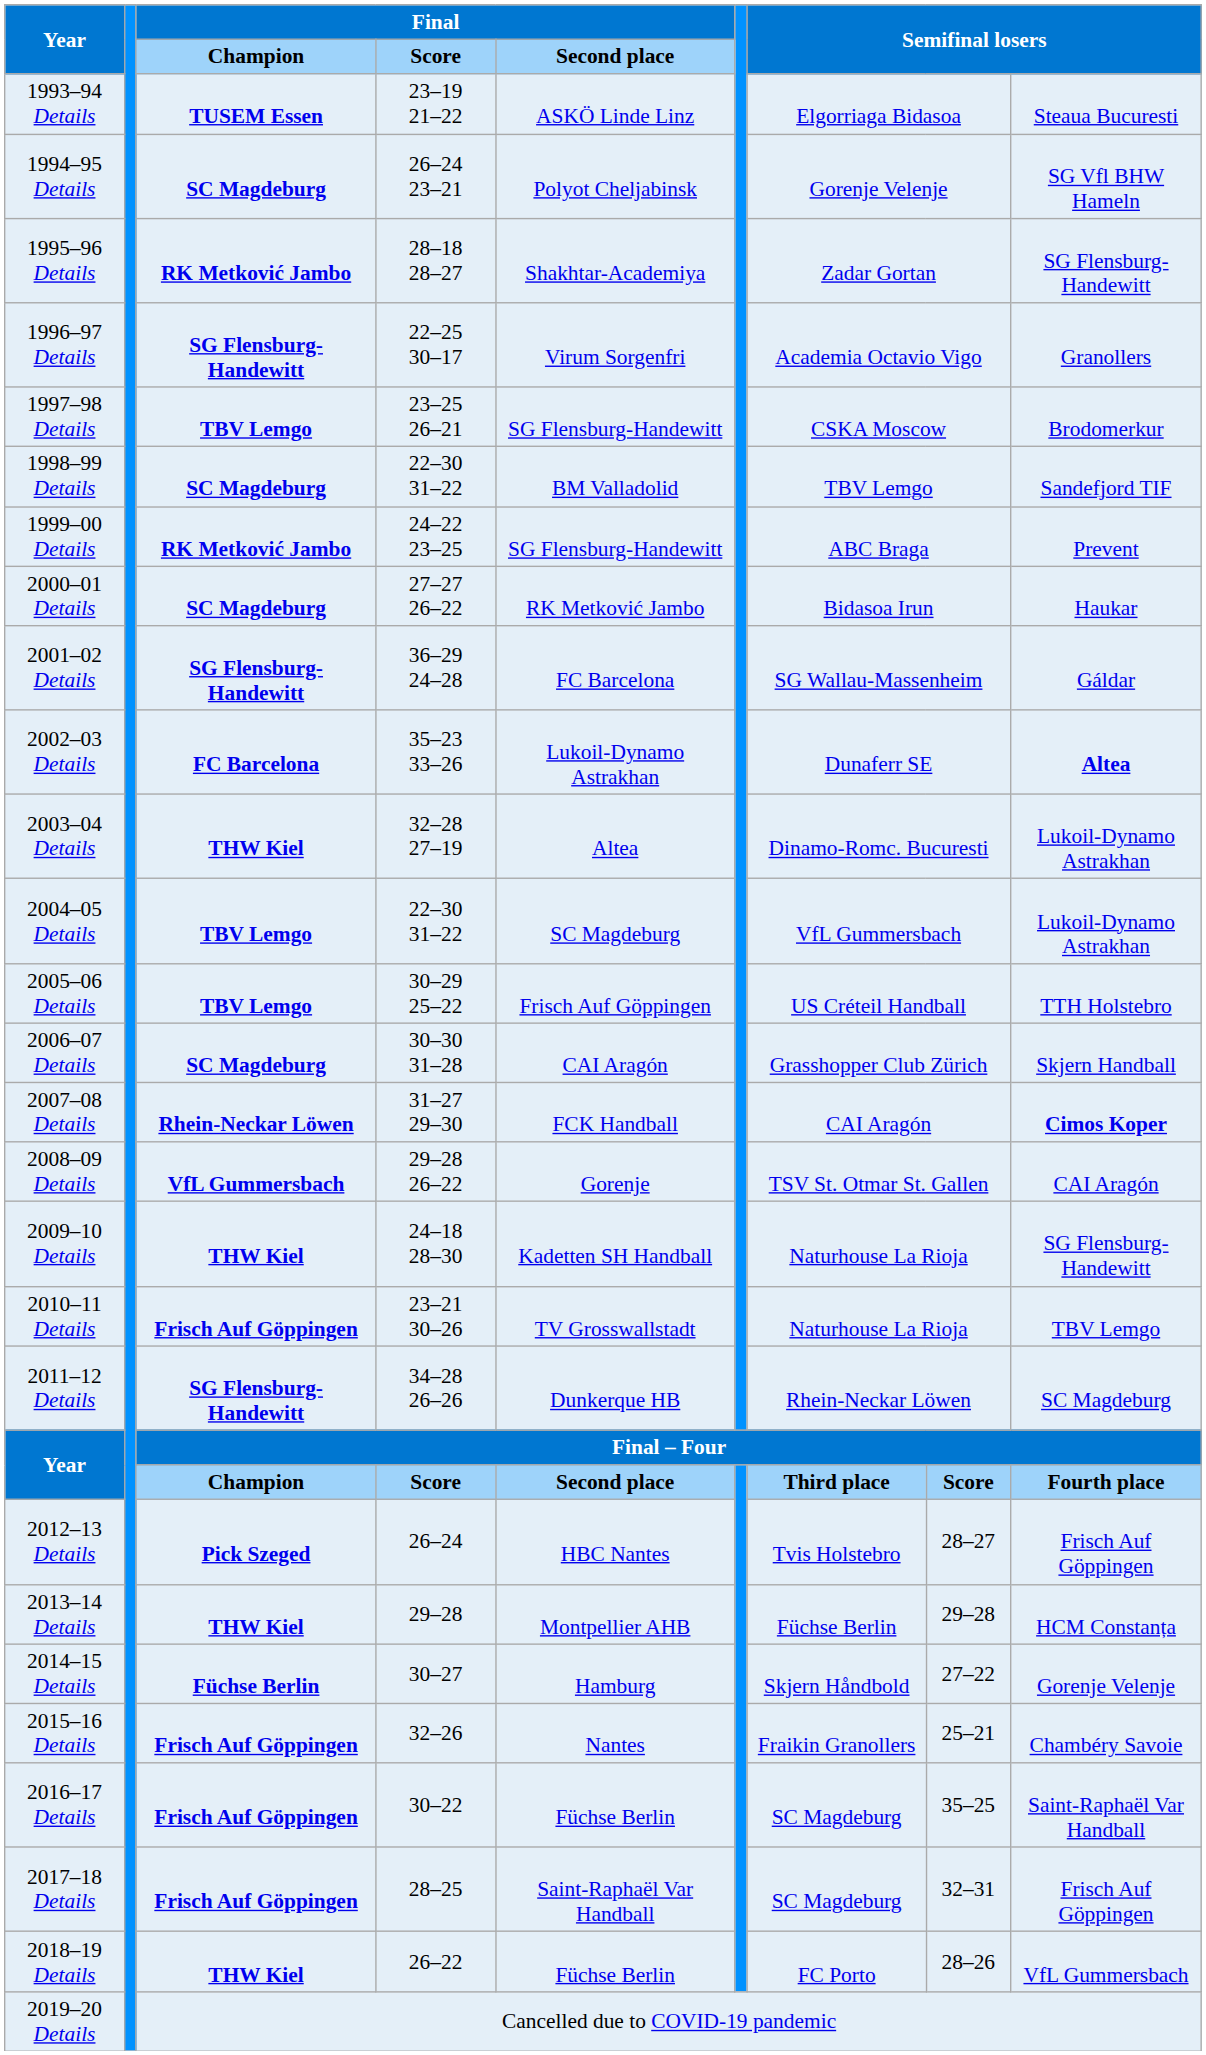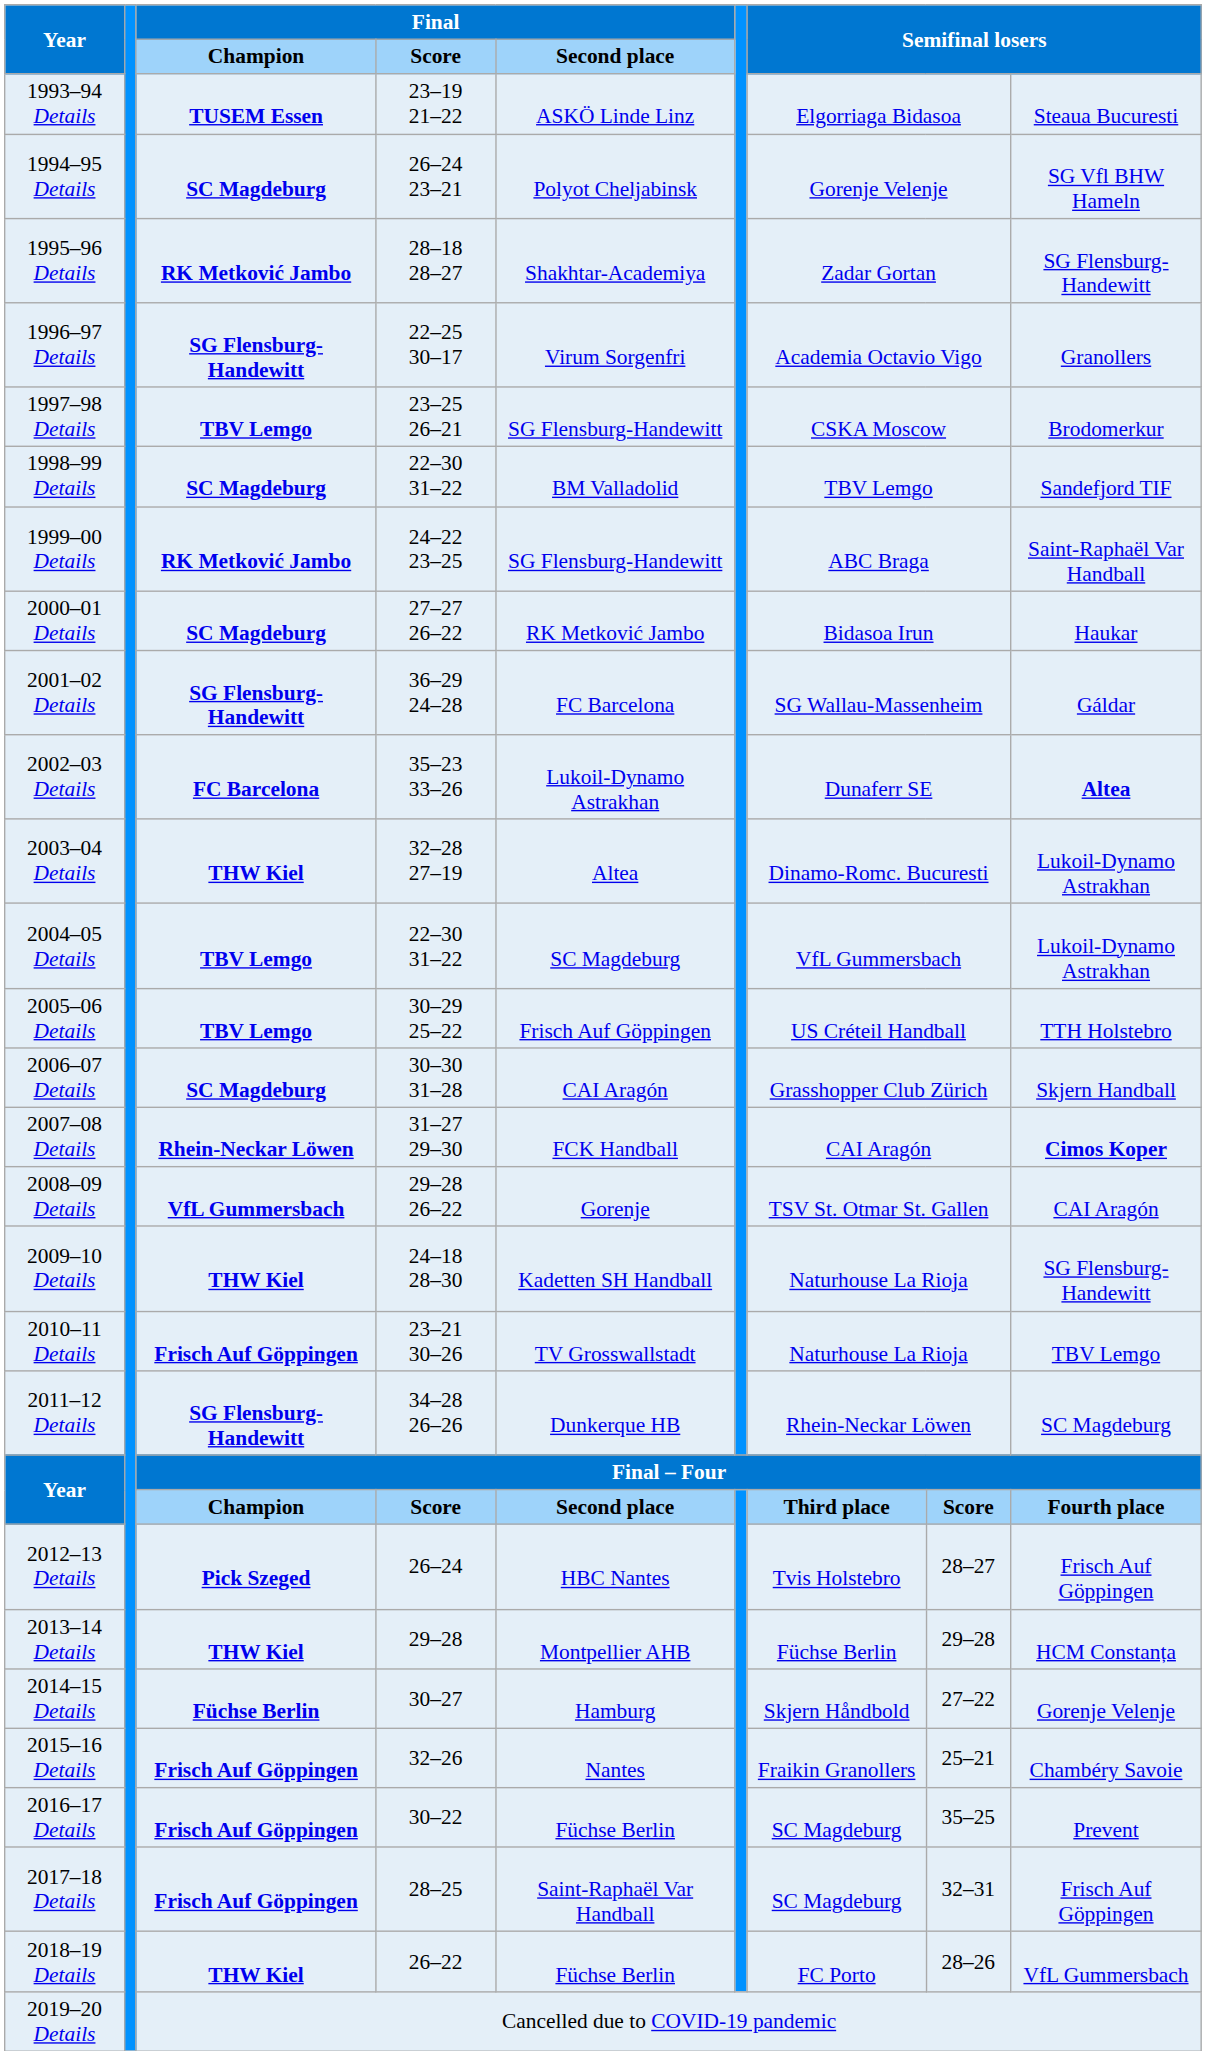(1106, 547) Prevent -> (1106, 560) Saint-Raphaël Var Handball
(1106, 1816) Saint-Raphaël Var Handball -> (1106, 1829) Prevent
